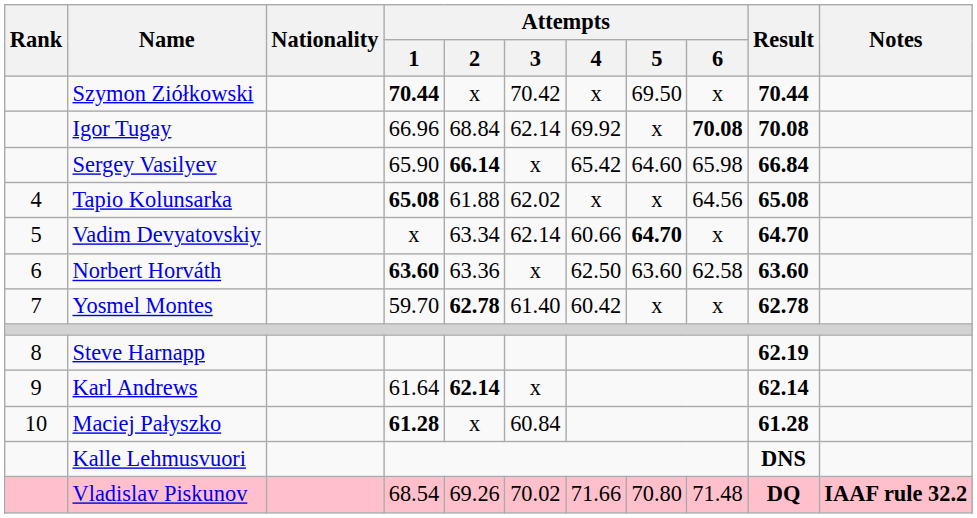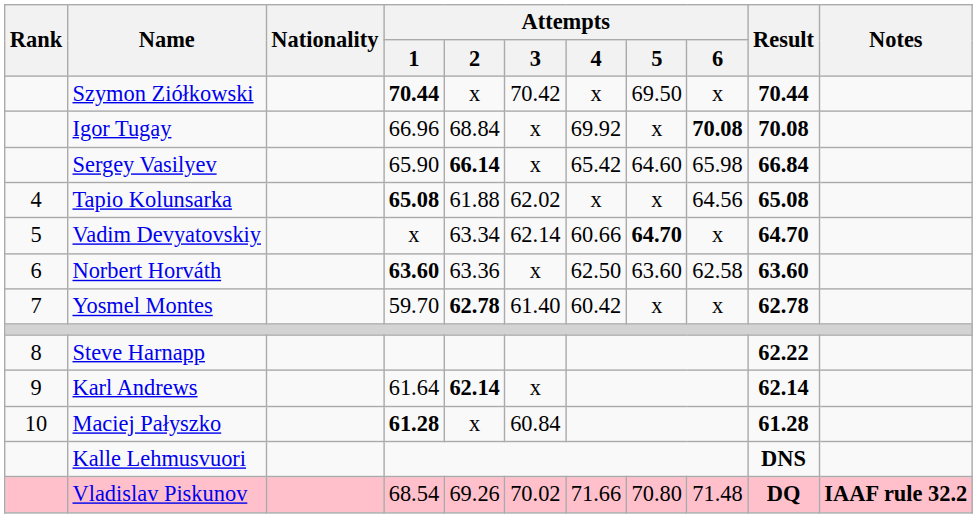(535, 128) 62.14 -> (535, 128) x
(784, 352) 62.19 -> (784, 352) 62.22
